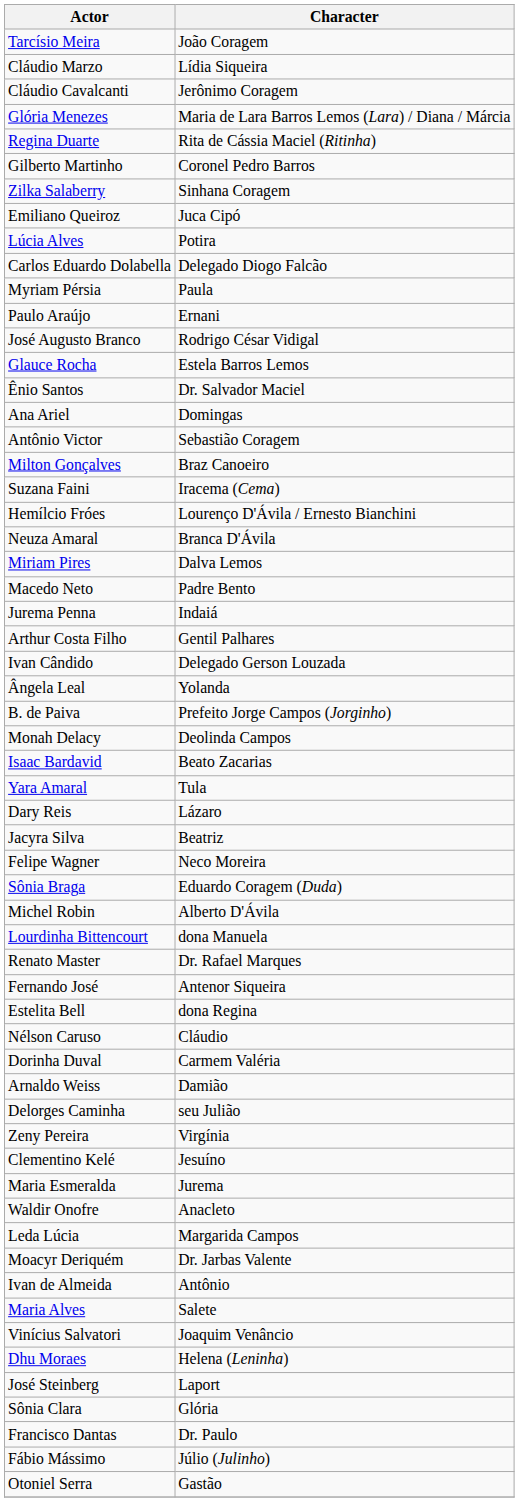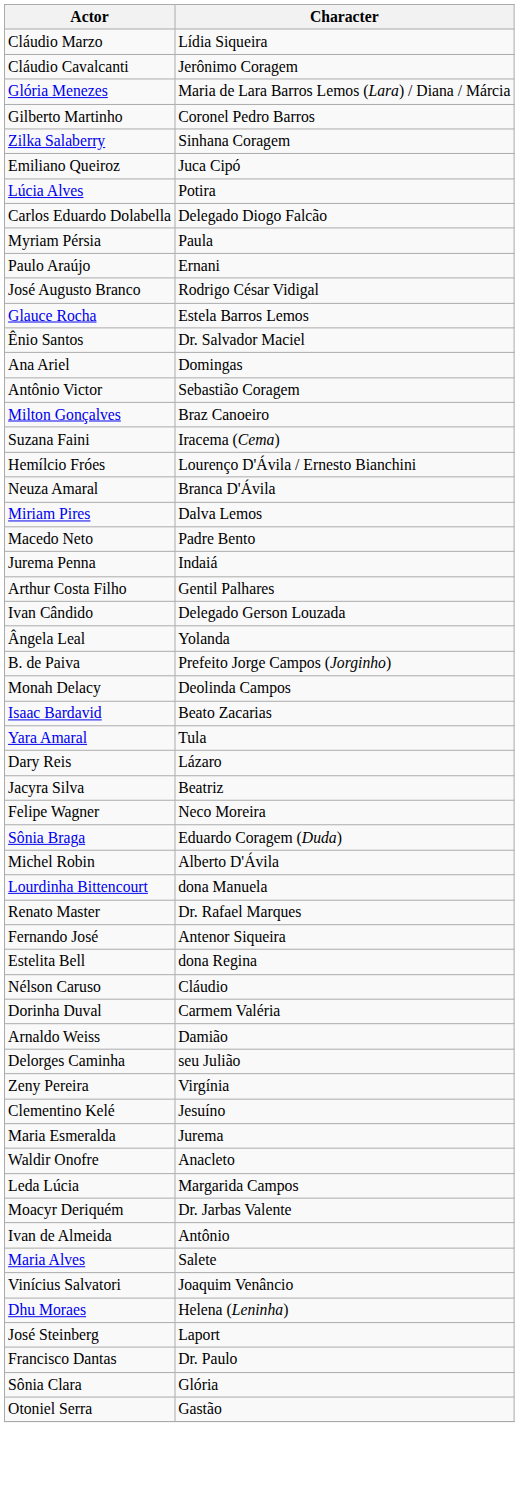- row: (54, 41)
- row: (54, 141)
rows swapped: (62, 1434) <-> (45, 1409)
- row: (57, 1459)
